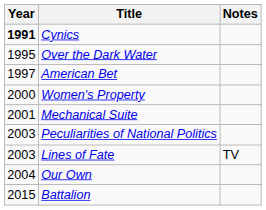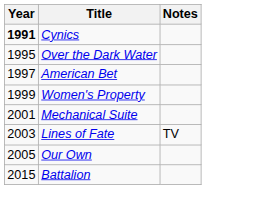(21, 94) 2000 -> (21, 94) 1999
- row: (129, 134)
(21, 174) 2004 -> (21, 154) 2005
